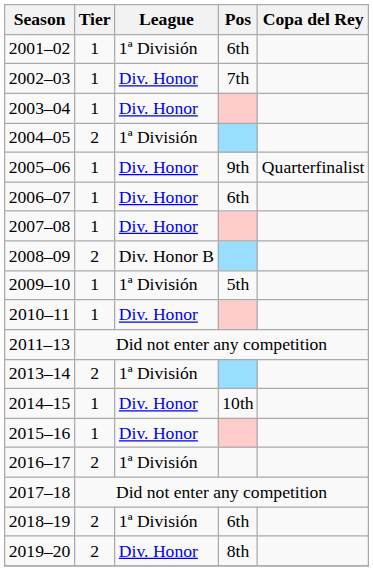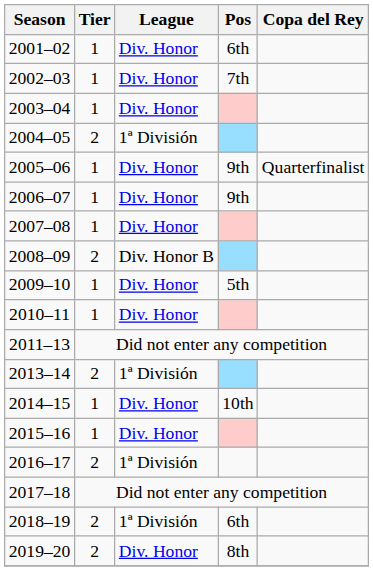(158, 48) 1ª División -> (158, 48) Div. Honor
(238, 196) 6th -> (238, 196) 9th
(158, 285) 1ª División -> (158, 285) Div. Honor
